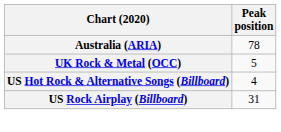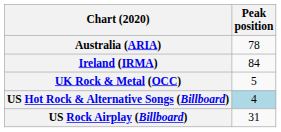+ row: (118, 63)
(254, 81) no background -> (254, 99) lightblue background
